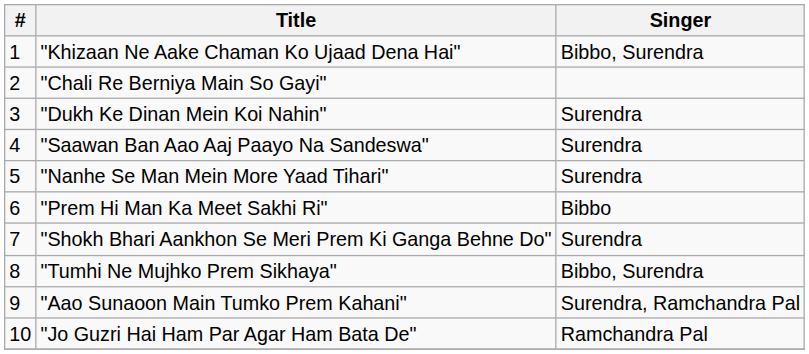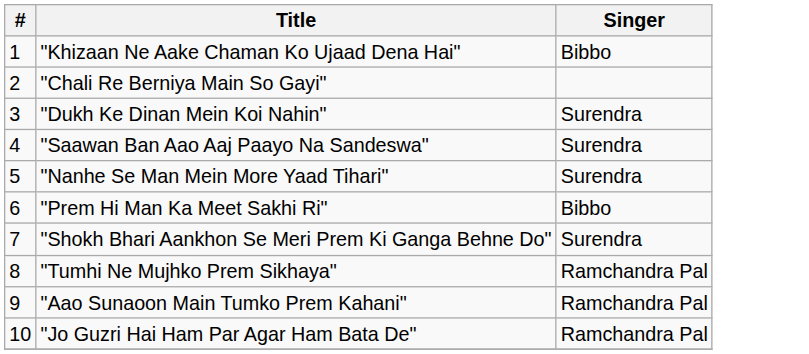(632, 52) Bibbo, Surendra -> (586, 52) Bibbo
(632, 271) Bibbo, Surendra -> (634, 271) Ramchandra Pal
(680, 302) Surendra, Ramchandra Pal -> (634, 302) Ramchandra Pal
